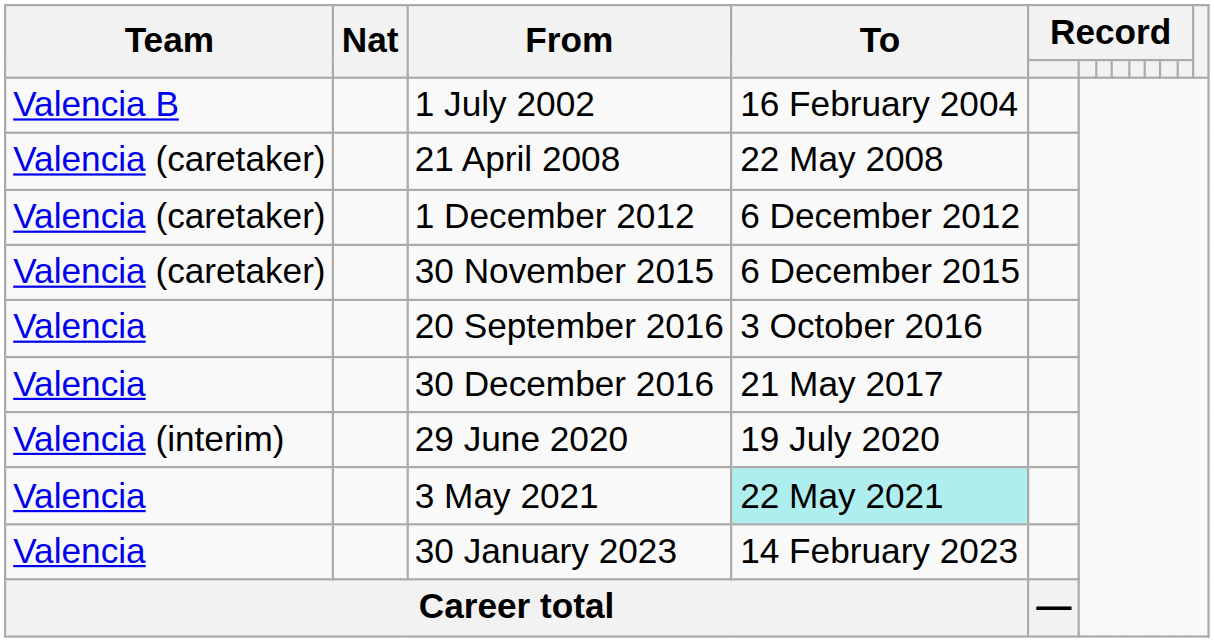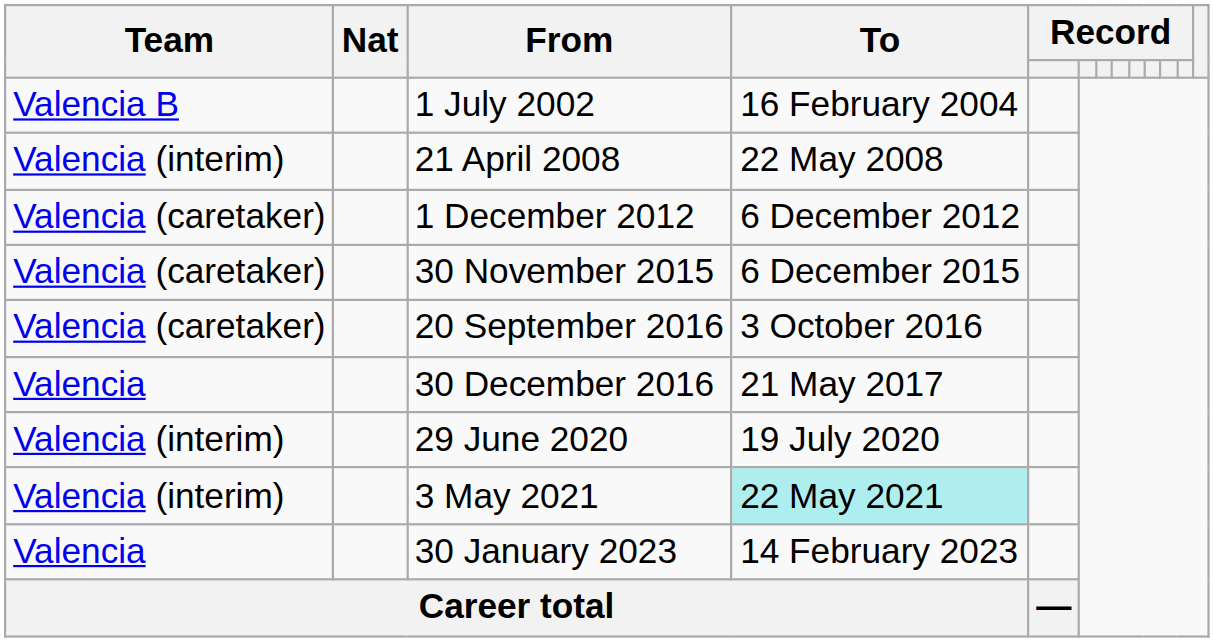(169, 160) Valencia (caretaker) -> (149, 160) Valencia (interim)
(79, 327) Valencia -> (169, 327) Valencia (caretaker)
(79, 495) Valencia -> (149, 495) Valencia (interim)
